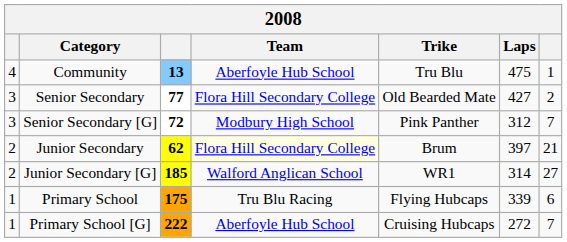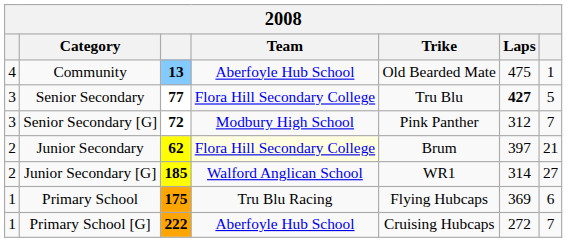(439, 71) Tru Blu -> (439, 71) Old Bearded Mate
(439, 97) Old Bearded Mate -> (439, 97) Tru Blu
(519, 97) normal -> (519, 97) bold
(551, 97) 2 -> (551, 97) 5
(519, 198) 339 -> (519, 198) 369
